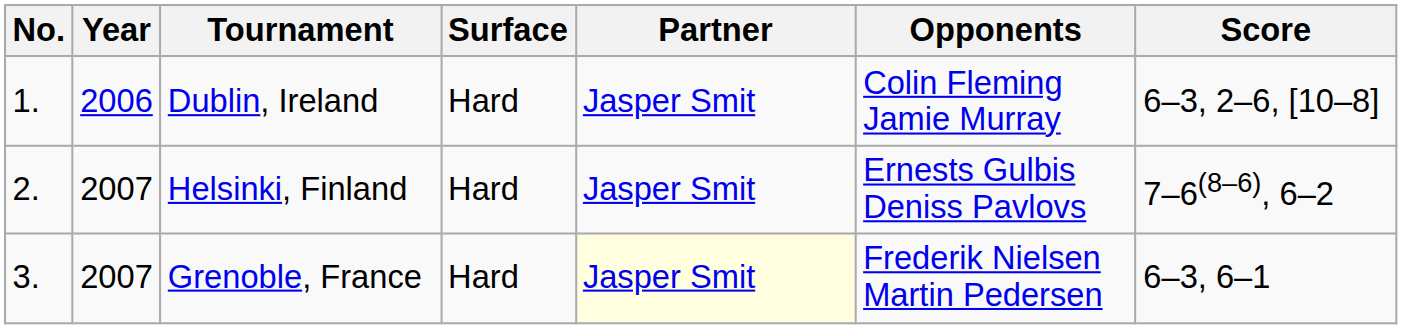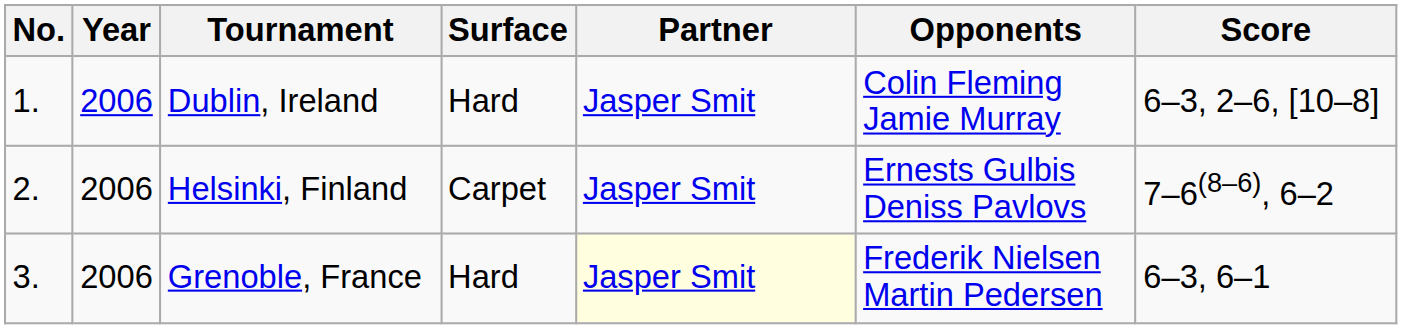(116, 188) 2007 -> (116, 188) 2006
(483, 188) Hard -> (497, 188) Carpet
(116, 277) 2007 -> (116, 277) 2006
